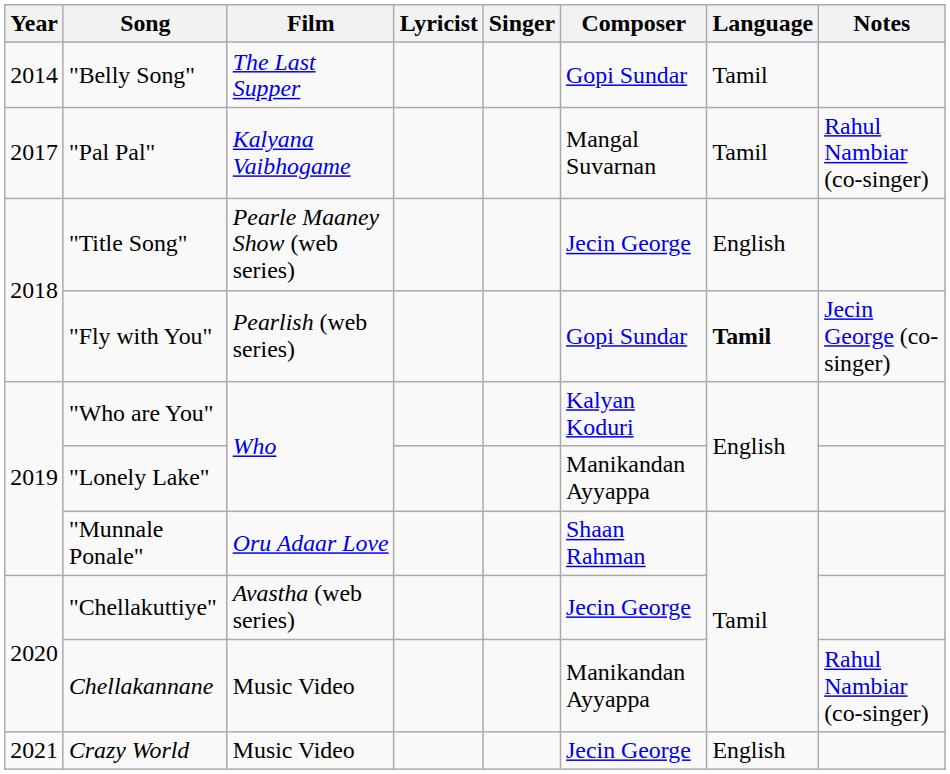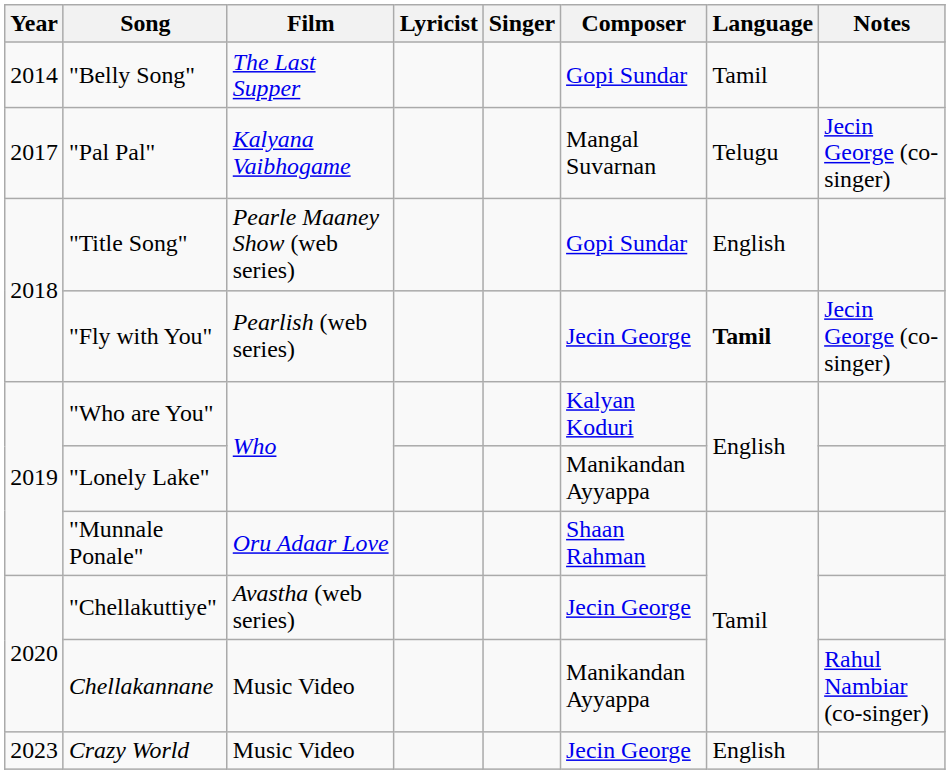(740, 152) Tamil -> (745, 152) Telugu
(876, 152) Rahul Nambiar (co-singer) -> (881, 152) Jecin George (co-singer)
(628, 244) Jecin George -> (627, 244) Gopi Sundar
(627, 335) Gopi Sundar -> (628, 335) Jecin George
(34, 750) 2021 -> (34, 750) 2023
